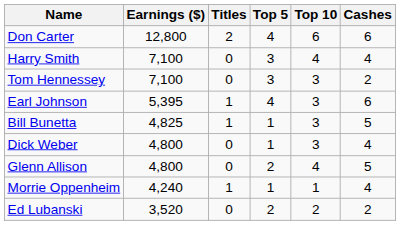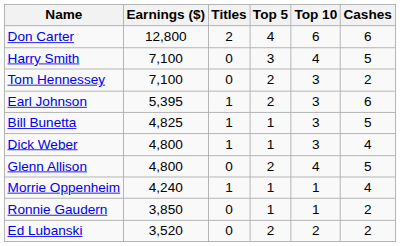(368, 58) 4 -> (368, 58) 5
(270, 79) 3 -> (270, 79) 2
(270, 101) 4 -> (270, 101) 2
(229, 144) 0 -> (229, 144) 1
+ row: (57, 209)
